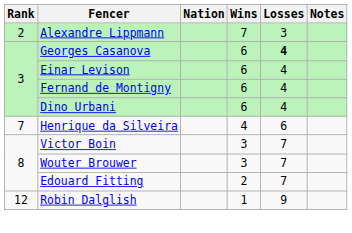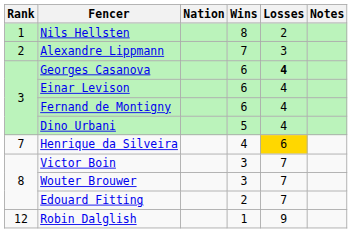+ row: (85, 32)
(244, 107) 6 -> (244, 126) 5
(284, 126) no background -> (284, 144) gold background
